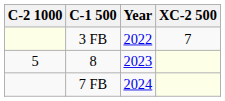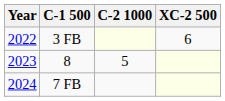columns swapped: (138, 15) <-> (35, 15)
(188, 38) 7 -> (188, 38) 6
